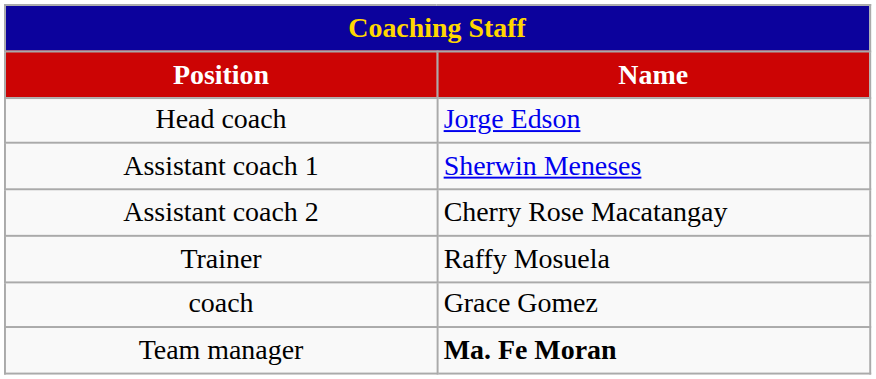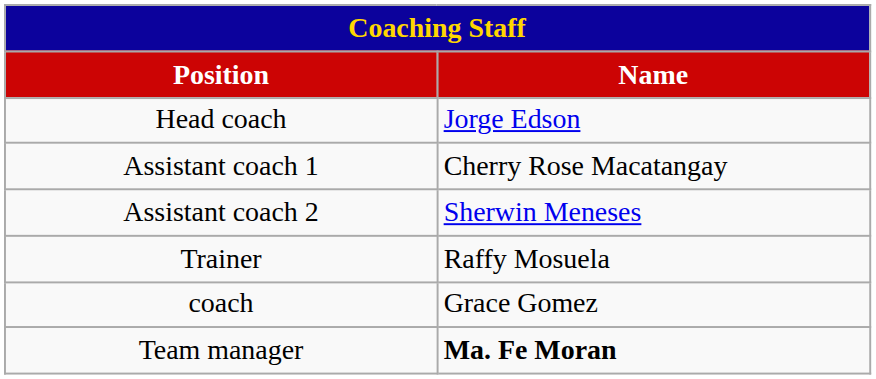(543, 166) Sherwin Meneses -> (586, 166) Cherry Rose Macatangay
(586, 212) Cherry Rose Macatangay -> (543, 212) Sherwin Meneses
